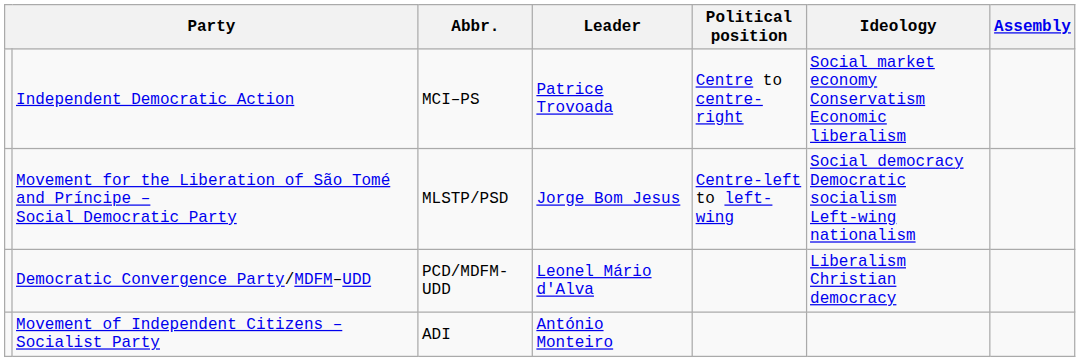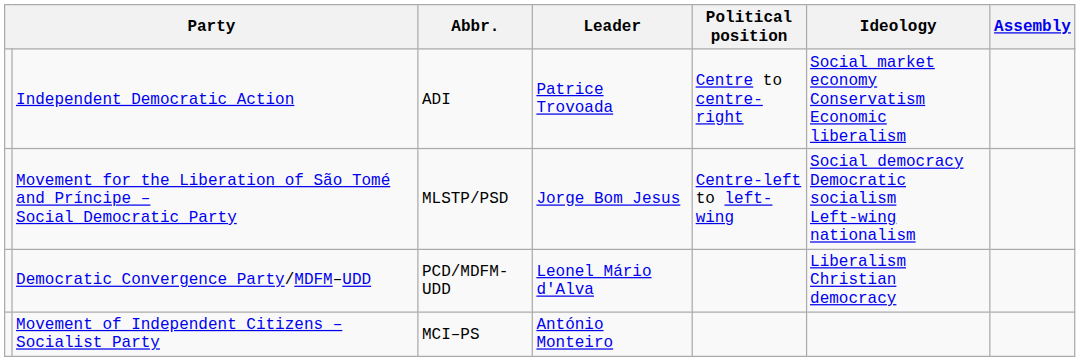(451, 99) MCI–PS -> (436, 99) ADI
(436, 334) ADI -> (451, 334) MCI–PS
